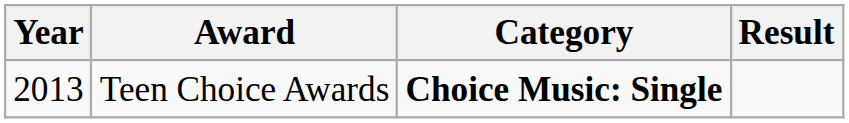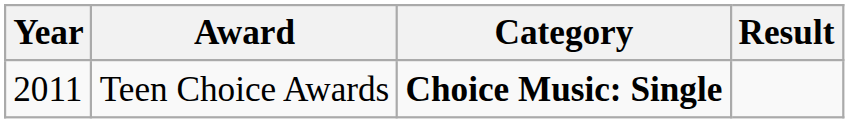(48, 88) 2013 -> (48, 88) 2011
